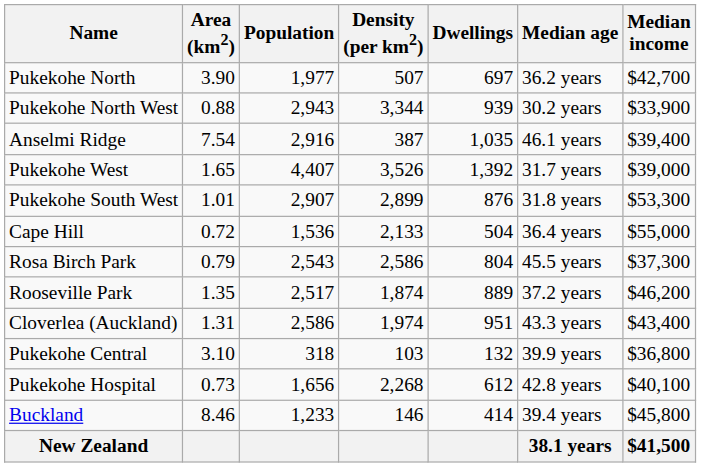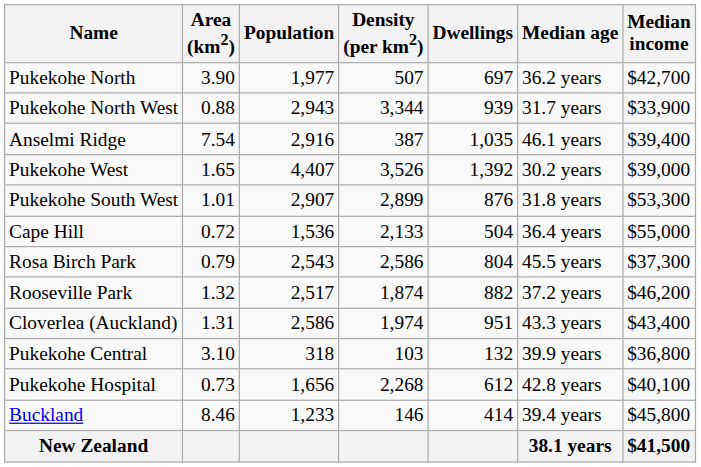(562, 108) 30.2 years -> (562, 108) 31.7 years
(562, 169) 31.7 years -> (562, 169) 30.2 years
(218, 292) 1.35 -> (218, 292) 1.32
(499, 292) 889 -> (499, 292) 882
